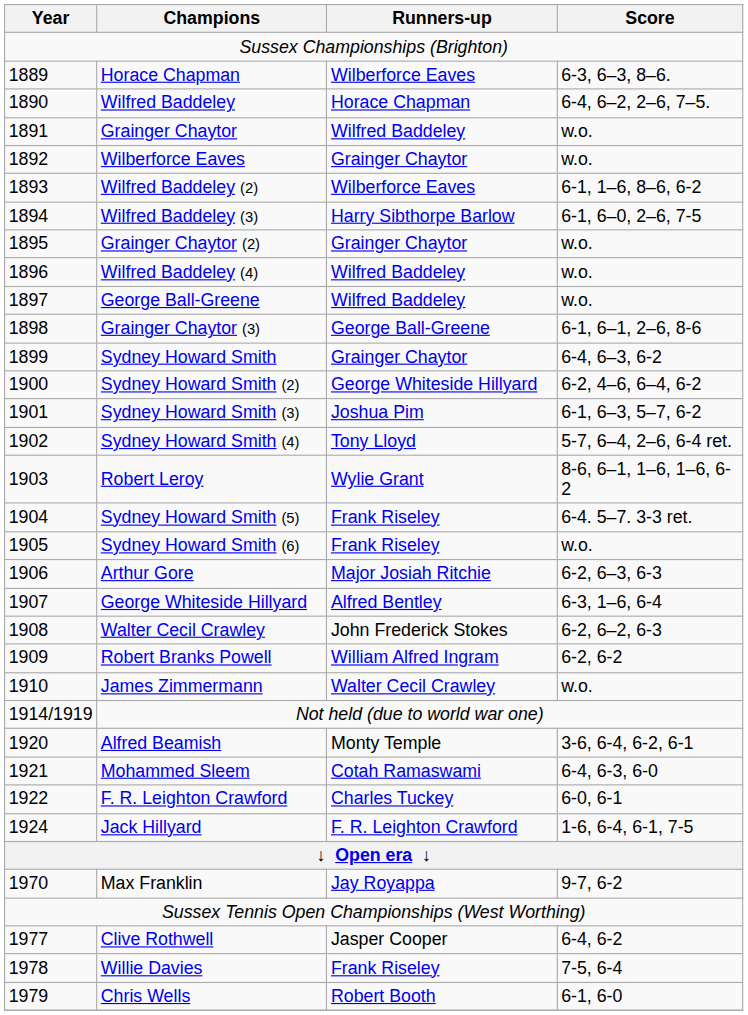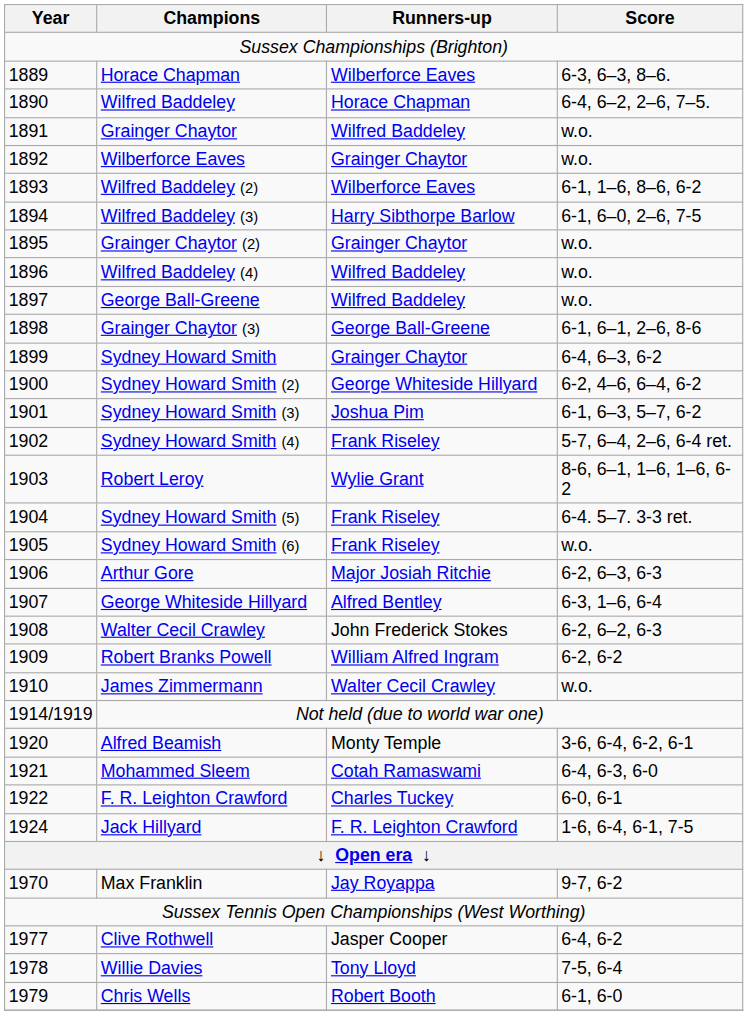(373, 441) Tony Lloyd -> (385, 441) Frank Riseley
(385, 968) Frank Riseley -> (373, 968) Tony Lloyd
